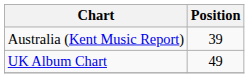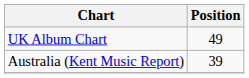rows swapped: (96, 38) <-> (57, 61)
